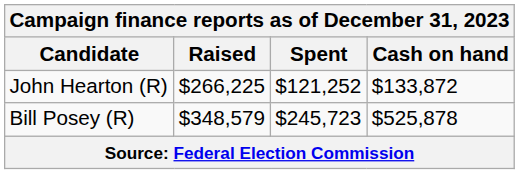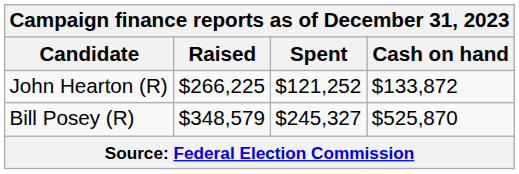(318, 119) $245,723 -> (318, 119) $245,327
(415, 119) $525,878 -> (415, 119) $525,870
